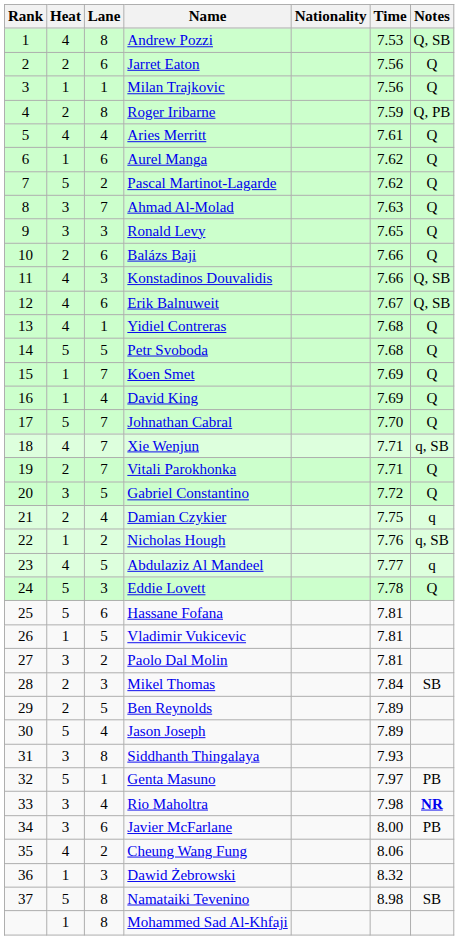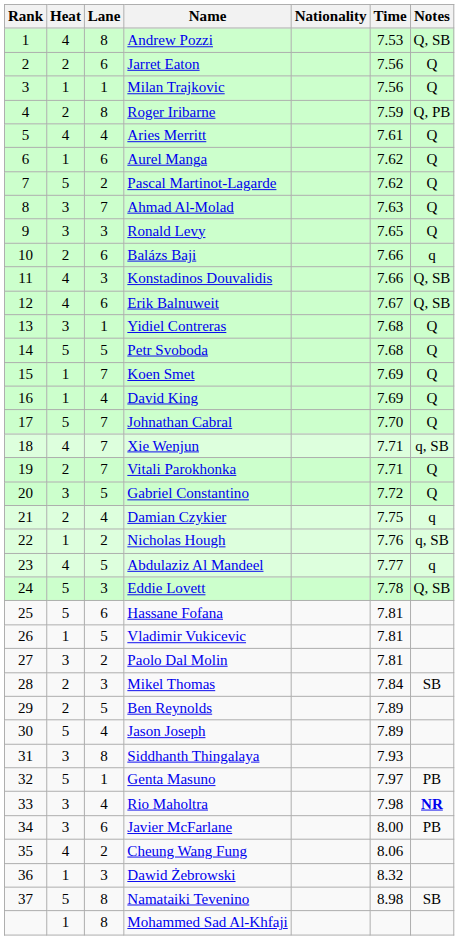(432, 254) Q -> (432, 254) q
(65, 326) 4 -> (65, 326) 3
(432, 588) Q -> (432, 588) Q, SB
